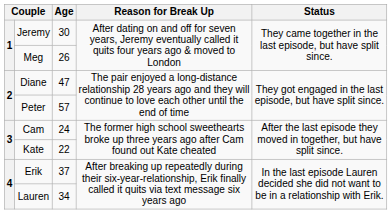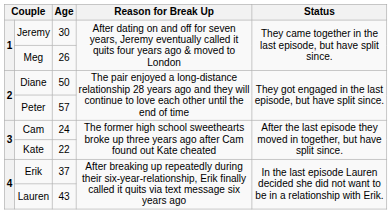(64, 82) 47 -> (64, 82) 50
(64, 196) 34 -> (64, 196) 43
